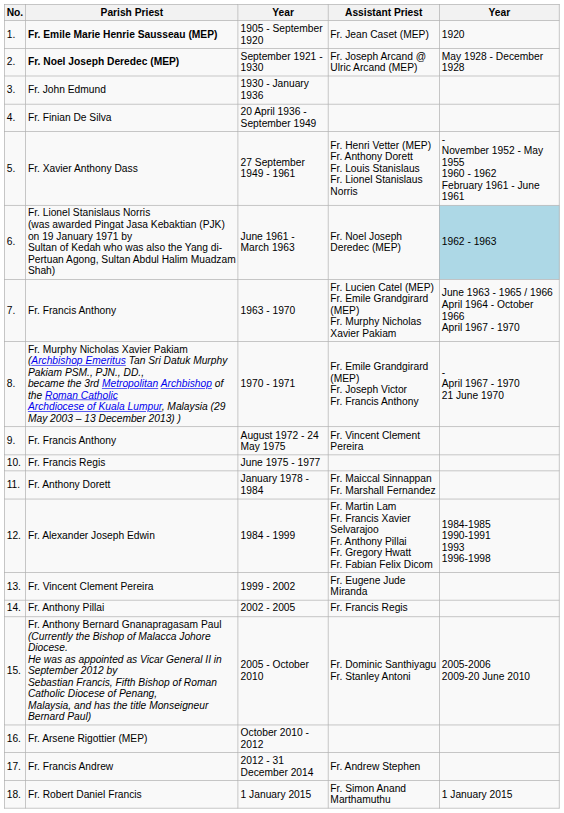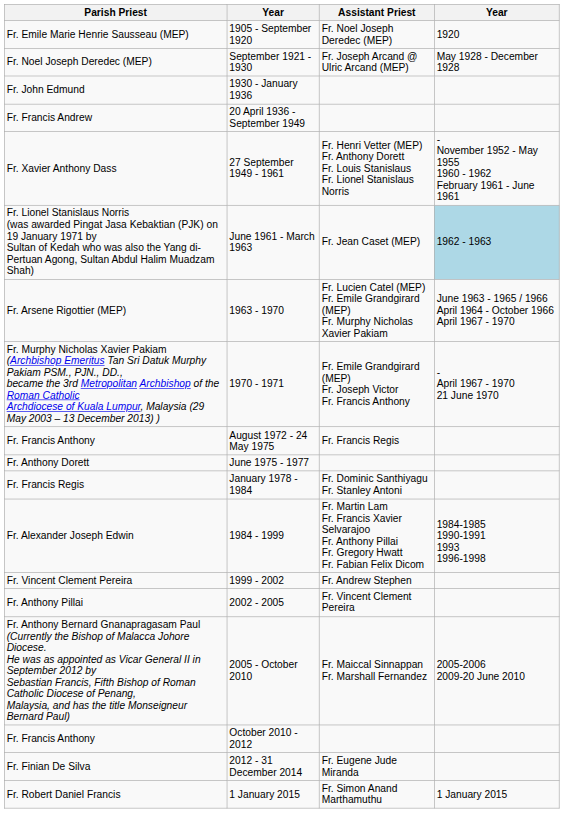- column: (15, 12)
(123, 34) bold -> (98, 34) normal
(380, 34) Fr. Jean Caset (MEP) -> (358, 34) Fr. Noel Joseph Deredec (MEP)
(104, 62) bold -> (79, 62) normal
(70, 117) Fr. Finian De Silva -> (49, 117) Fr. Francis Andrew
(366, 242) Fr. Noel Joseph Deredec (MEP) -> (371, 242) Fr. Jean Caset (MEP)
(72, 310) Fr. Francis Anthony -> (66, 310) Fr. Arsene Rigottier (MEP)
(375, 441) Fr. Vincent Clement Pereira -> (360, 441) Fr. Francis Regis
(67, 463) Fr. Francis Regis -> (48, 463) Fr. Anthony Dorett
(69, 485) Fr. Anthony Dorett -> (45, 485) Fr. Francis Regis
(383, 485) Fr. Maiccal Sinnappan Fr. Marshall Fernandez -> (375, 485) Fr. Dominic Santhiyagu Fr. Stanley Antoni
(368, 586) Fr. Eugene Jude Miranda -> (367, 580) Fr. Andrew Stephen
(369, 608) Fr. Francis Regis -> (367, 602) Fr. Vincent Clement Pereira
(383, 670) Fr. Dominic Santhiyagu Fr. Stanley Antoni -> (374, 670) Fr. Maiccal Sinnappan Fr. Marshall Fernandez
(88, 739) Fr. Arsene Rigottier (MEP) -> (51, 739) Fr. Francis Anthony
(71, 766) Fr. Francis Andrew -> (49, 766) Fr. Finian De Silva
(375, 766) Fr. Andrew Stephen -> (359, 766) Fr. Eugene Jude Miranda
